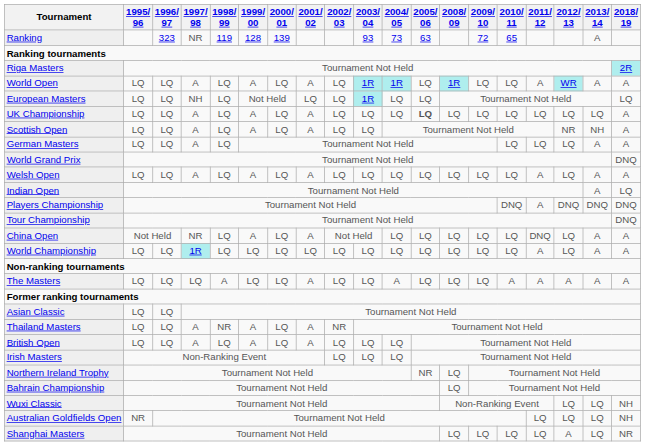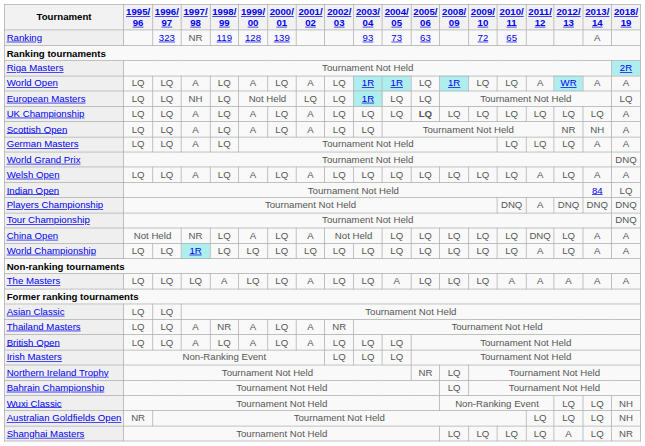(597, 190) A -> (597, 190) 84
